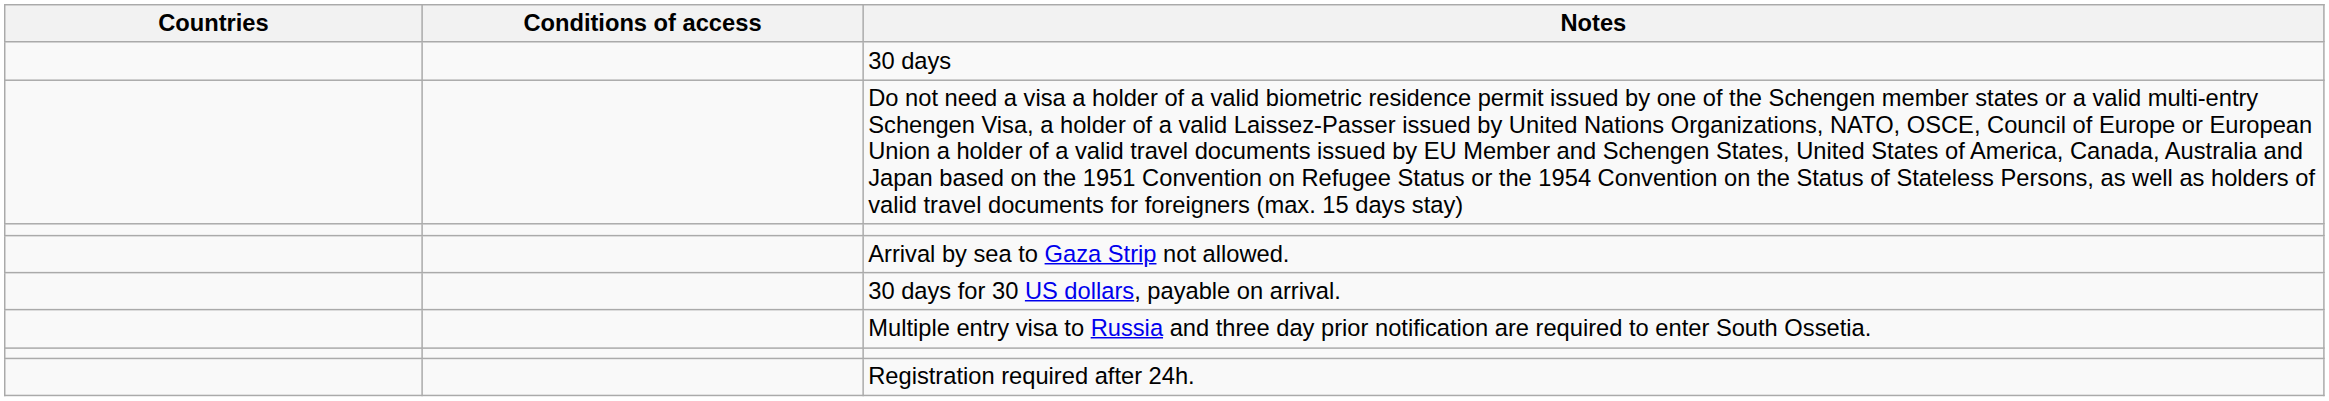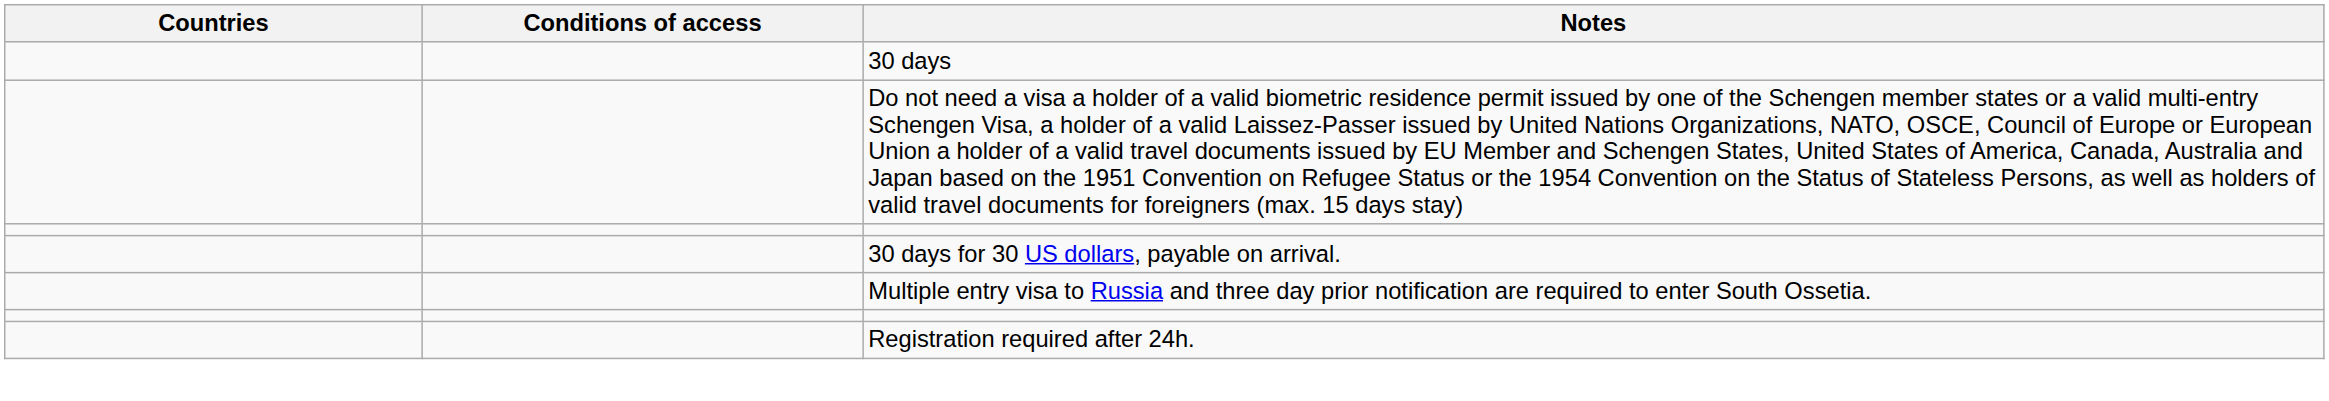- row: (213, 254)
